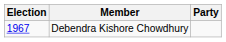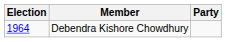(18, 28) 1967 -> (18, 28) 1964
